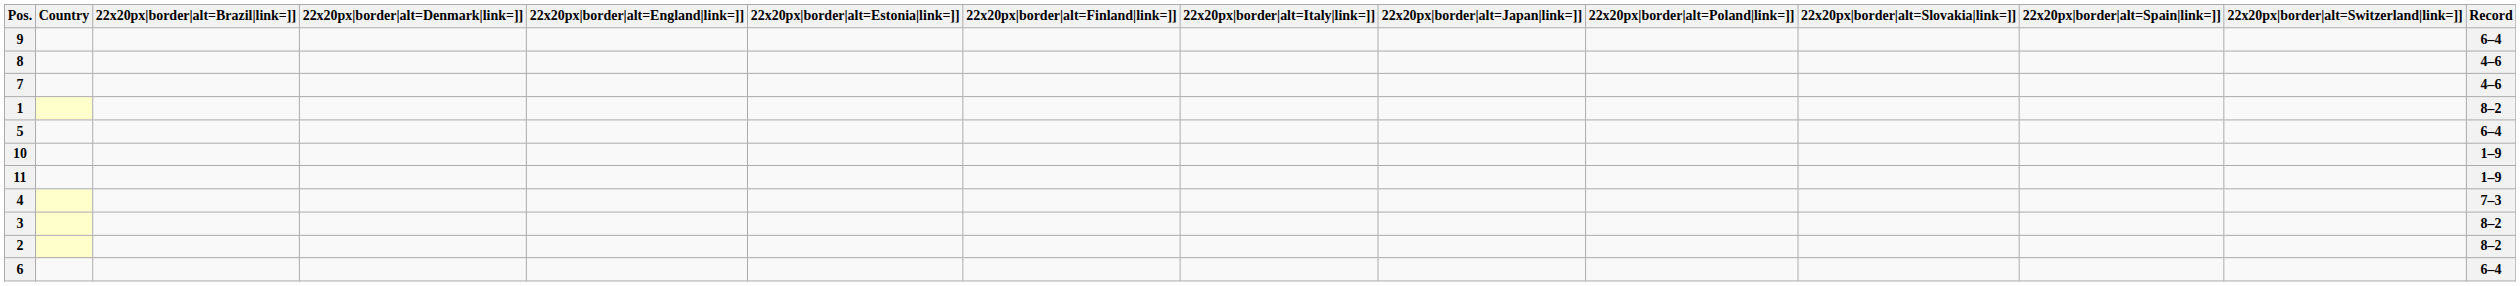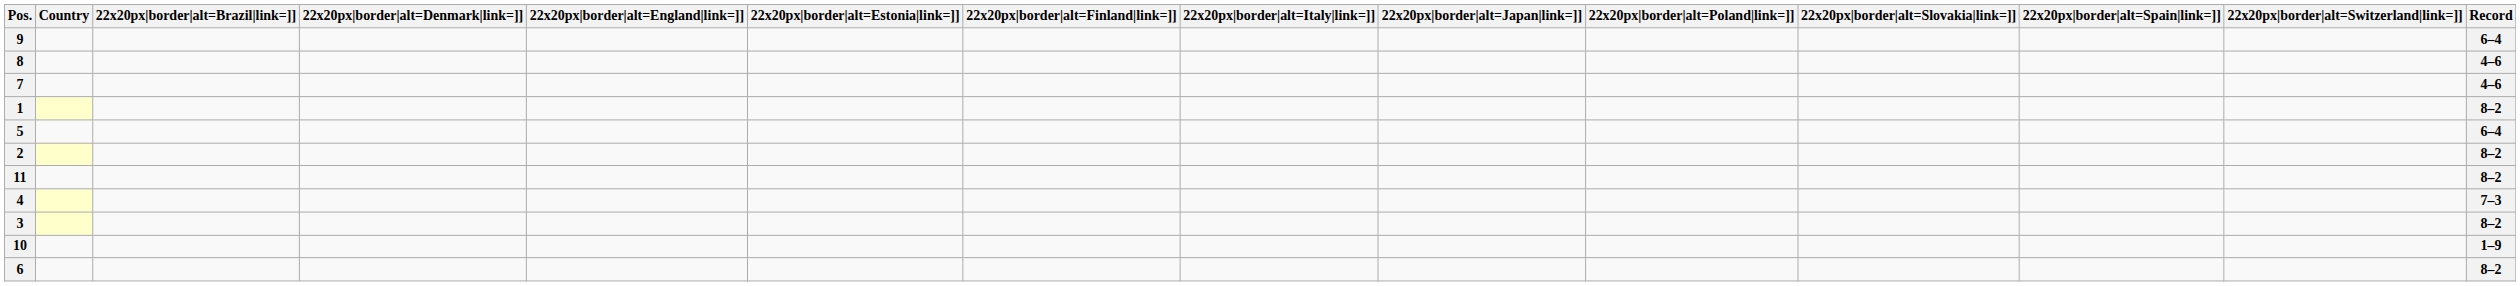rows swapped: (20, 246) <-> (20, 154)
(2491, 177) 1–9 -> (2491, 177) 8–2
(2491, 269) 6–4 -> (2491, 269) 8–2
